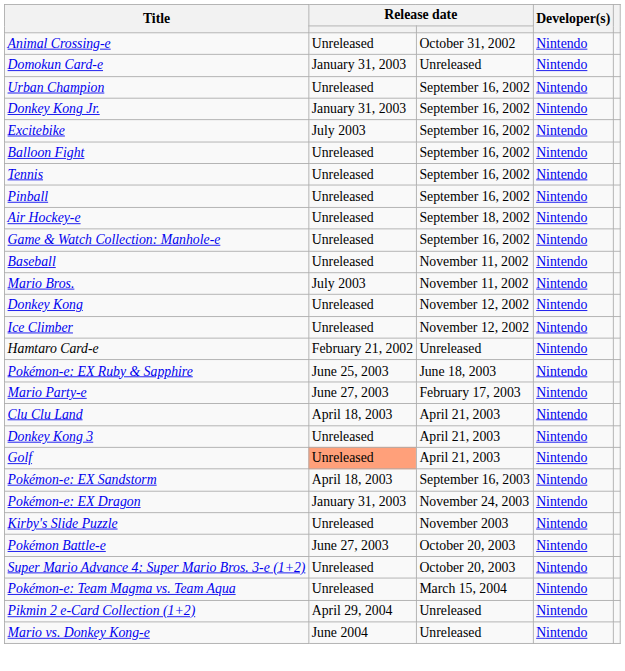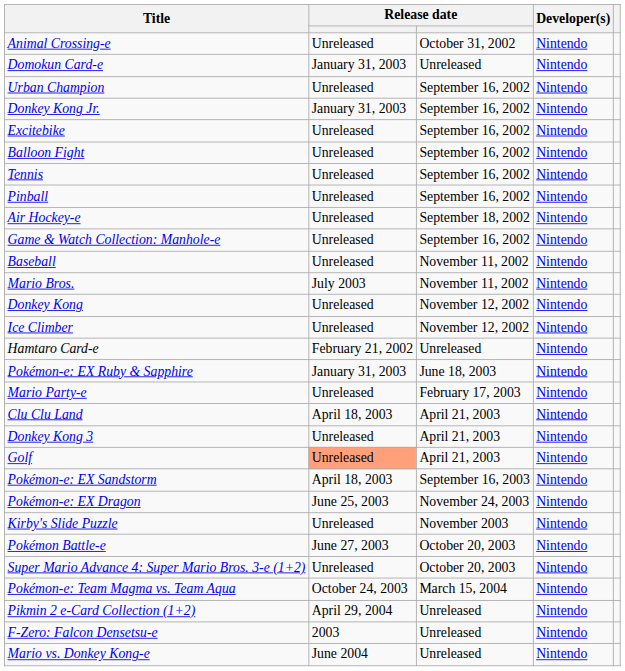(339, 130) July 2003 -> (343, 130) Unreleased
(350, 370) June 25, 2003 -> (359, 370) January 31, 2003
(350, 392) June 27, 2003 -> (343, 392) Unreleased
(359, 501) January 31, 2003 -> (350, 501) June 25, 2003
(343, 589) Unreleased -> (360, 589) October 24, 2003
+ row: (83, 632)
